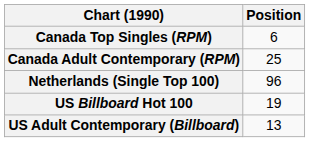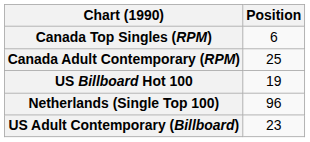rows swapped: (124, 81) <-> (124, 103)
(274, 125) 13 -> (274, 125) 23
